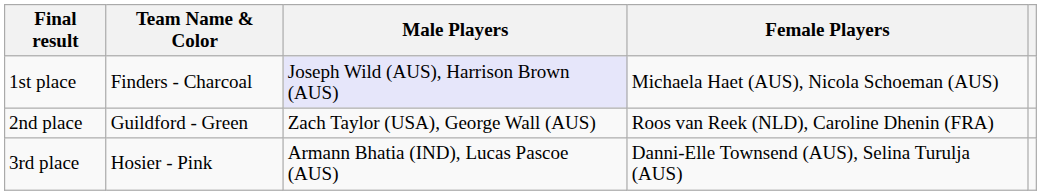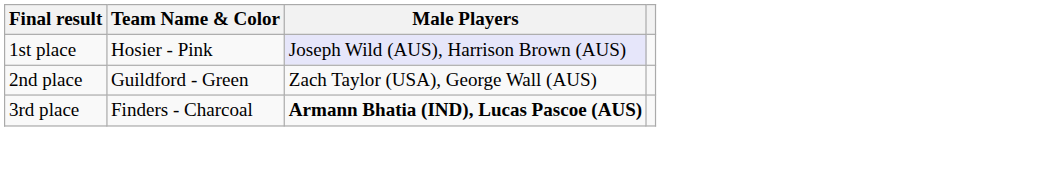- column: (827, 30)
(182, 81) Finders - Charcoal -> (162, 49) Hosier - Pink
(161, 163) Hosier - Pink -> (182, 110) Finders - Charcoal
(428, 163) normal -> (465, 110) bold
